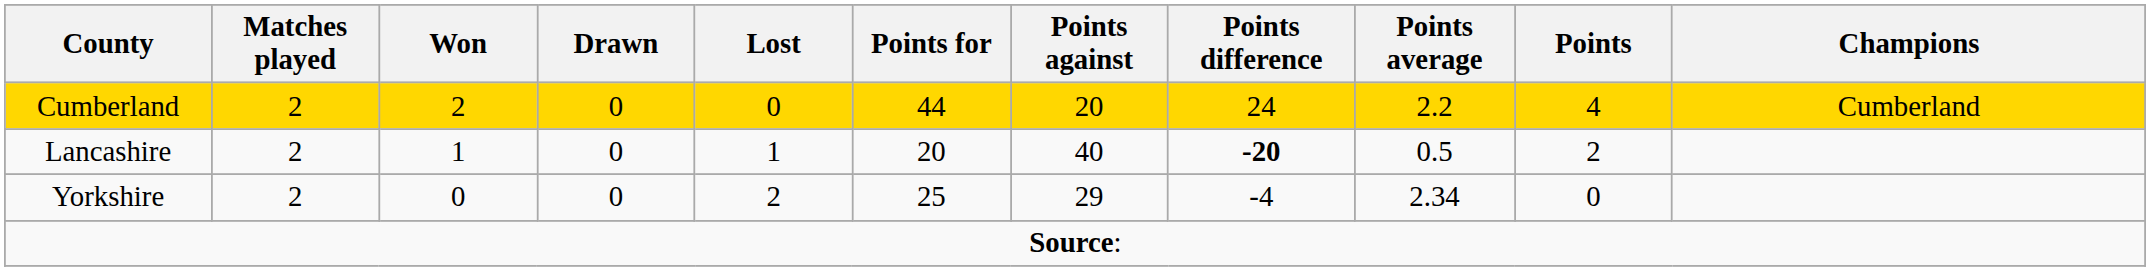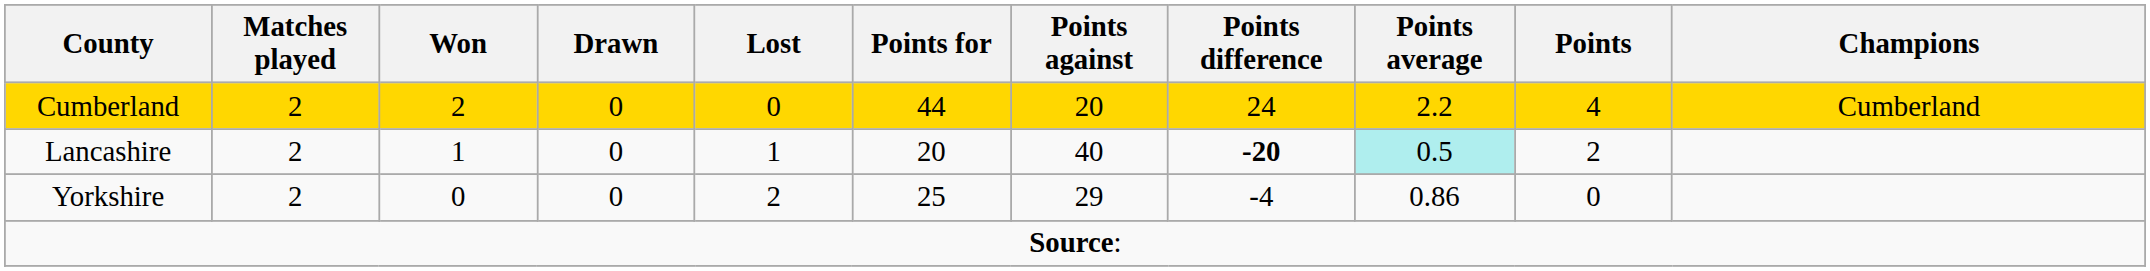(1435, 151) no background -> (1435, 151) paleturquoise background
(1435, 196) 2.34 -> (1435, 196) 0.86
